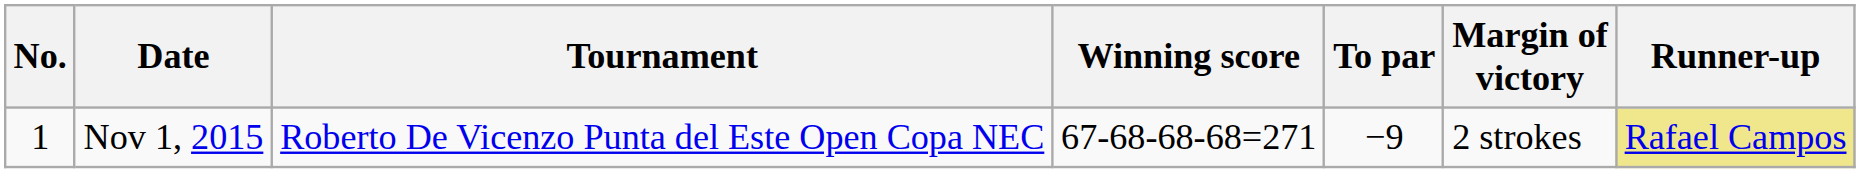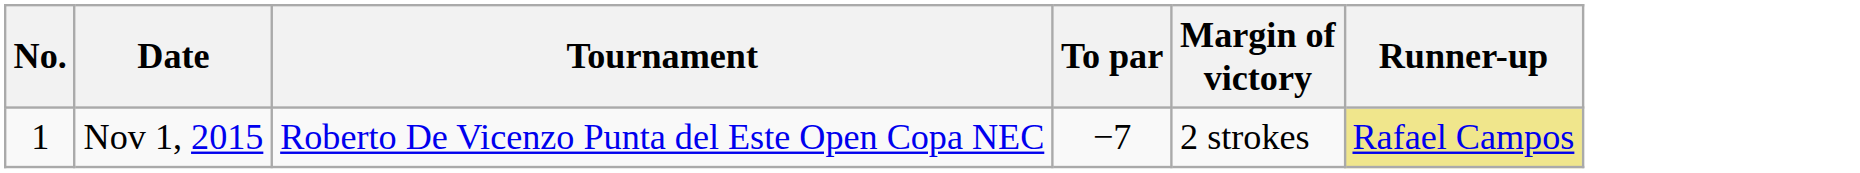- column: (1189, 55)
(1384, 137) −9 -> (1112, 137) −7
